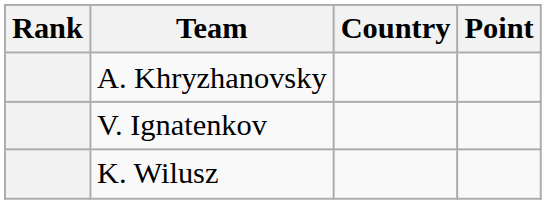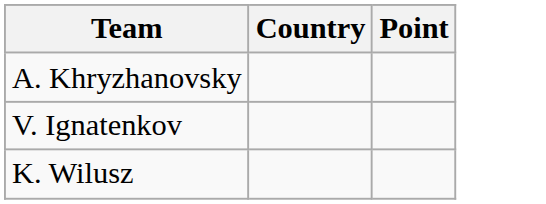- column: (47, 28)
